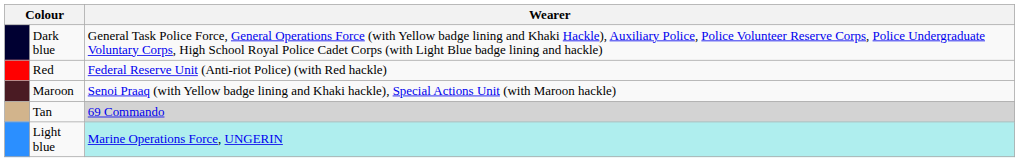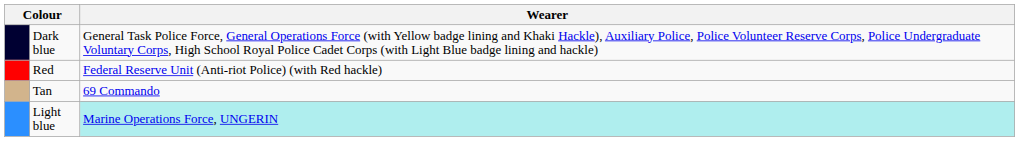- row: (53, 91)
(126, 111) lightgrey background -> (121, 91) no background
